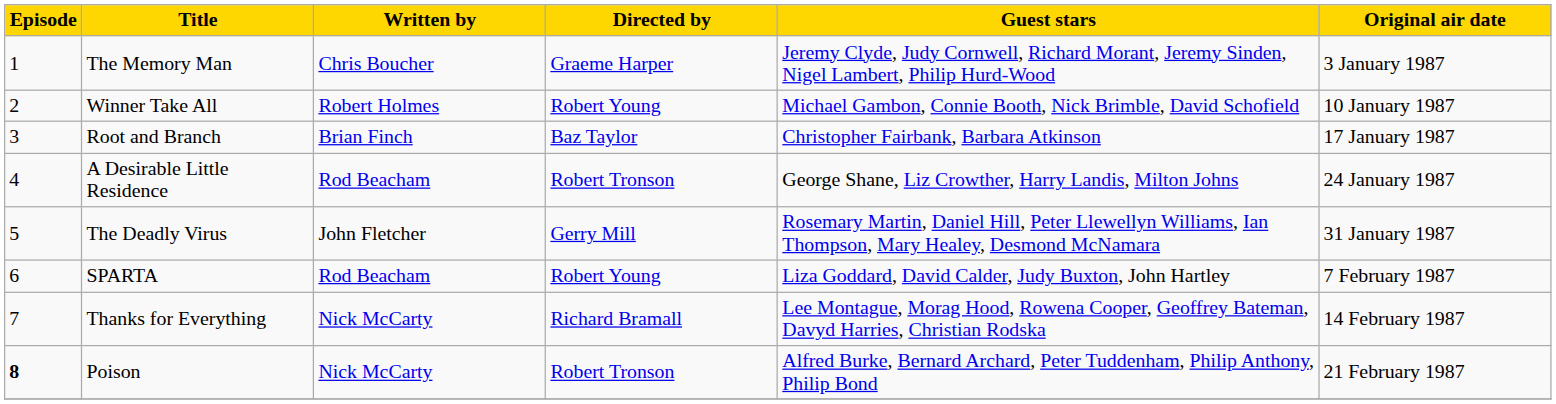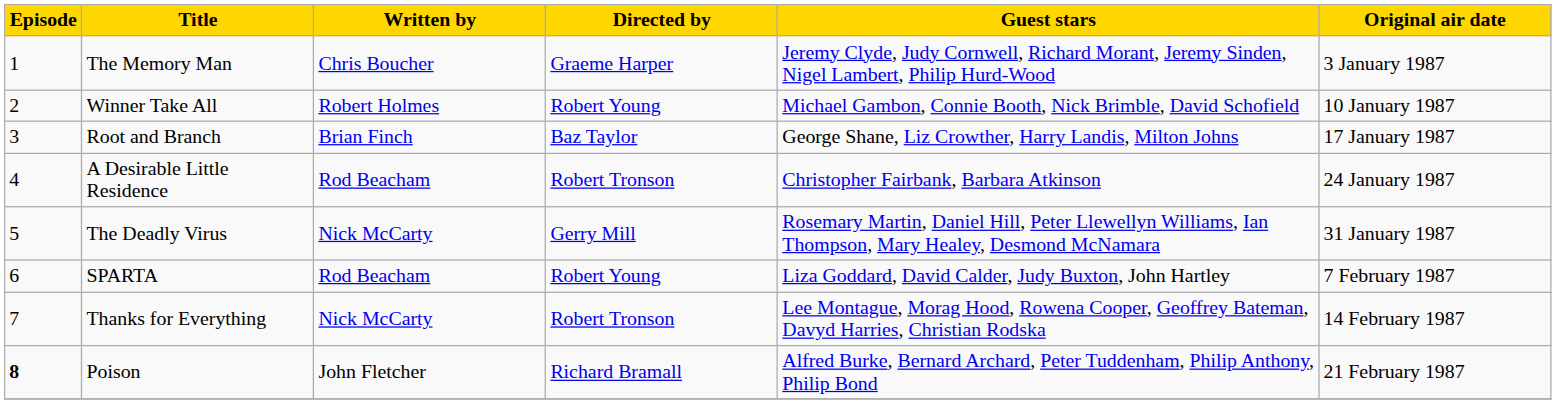(942, 136) Christopher Fairbank, Barbara Atkinson -> (1010, 136) George Shane, Liz Crowther, Harry Landis, Milton Johns
(1010, 179) George Shane, Liz Crowther, Harry Landis, Milton Johns -> (942, 179) Christopher Fairbank, Barbara Atkinson
(372, 233) John Fletcher -> (375, 233) Nick McCarty
(616, 318) Richard Bramall -> (612, 318) Robert Tronson
(375, 372) Nick McCarty -> (372, 372) John Fletcher
(612, 372) Robert Tronson -> (616, 372) Richard Bramall
